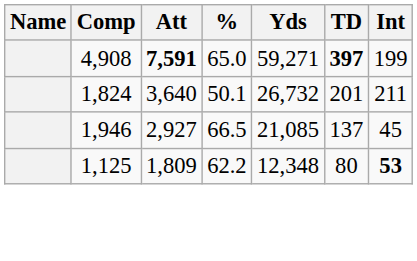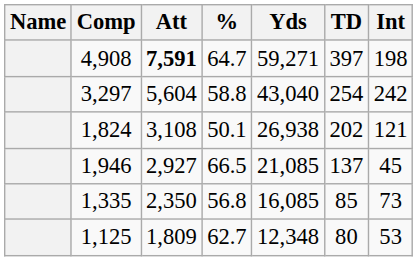(227, 58) 65.0 -> (227, 58) 64.7
(346, 58) bold -> (346, 58) normal
(391, 58) 199 -> (391, 58) 198
+ row: (106, 93)
(171, 93) 3,640 -> (171, 129) 3,108
(288, 93) 26,732 -> (288, 129) 26,938
(346, 93) 201 -> (346, 129) 202
(391, 93) 211 -> (391, 129) 121
+ row: (106, 201)
(227, 165) 62.2 -> (227, 237) 62.7
(391, 165) bold -> (391, 237) normal
